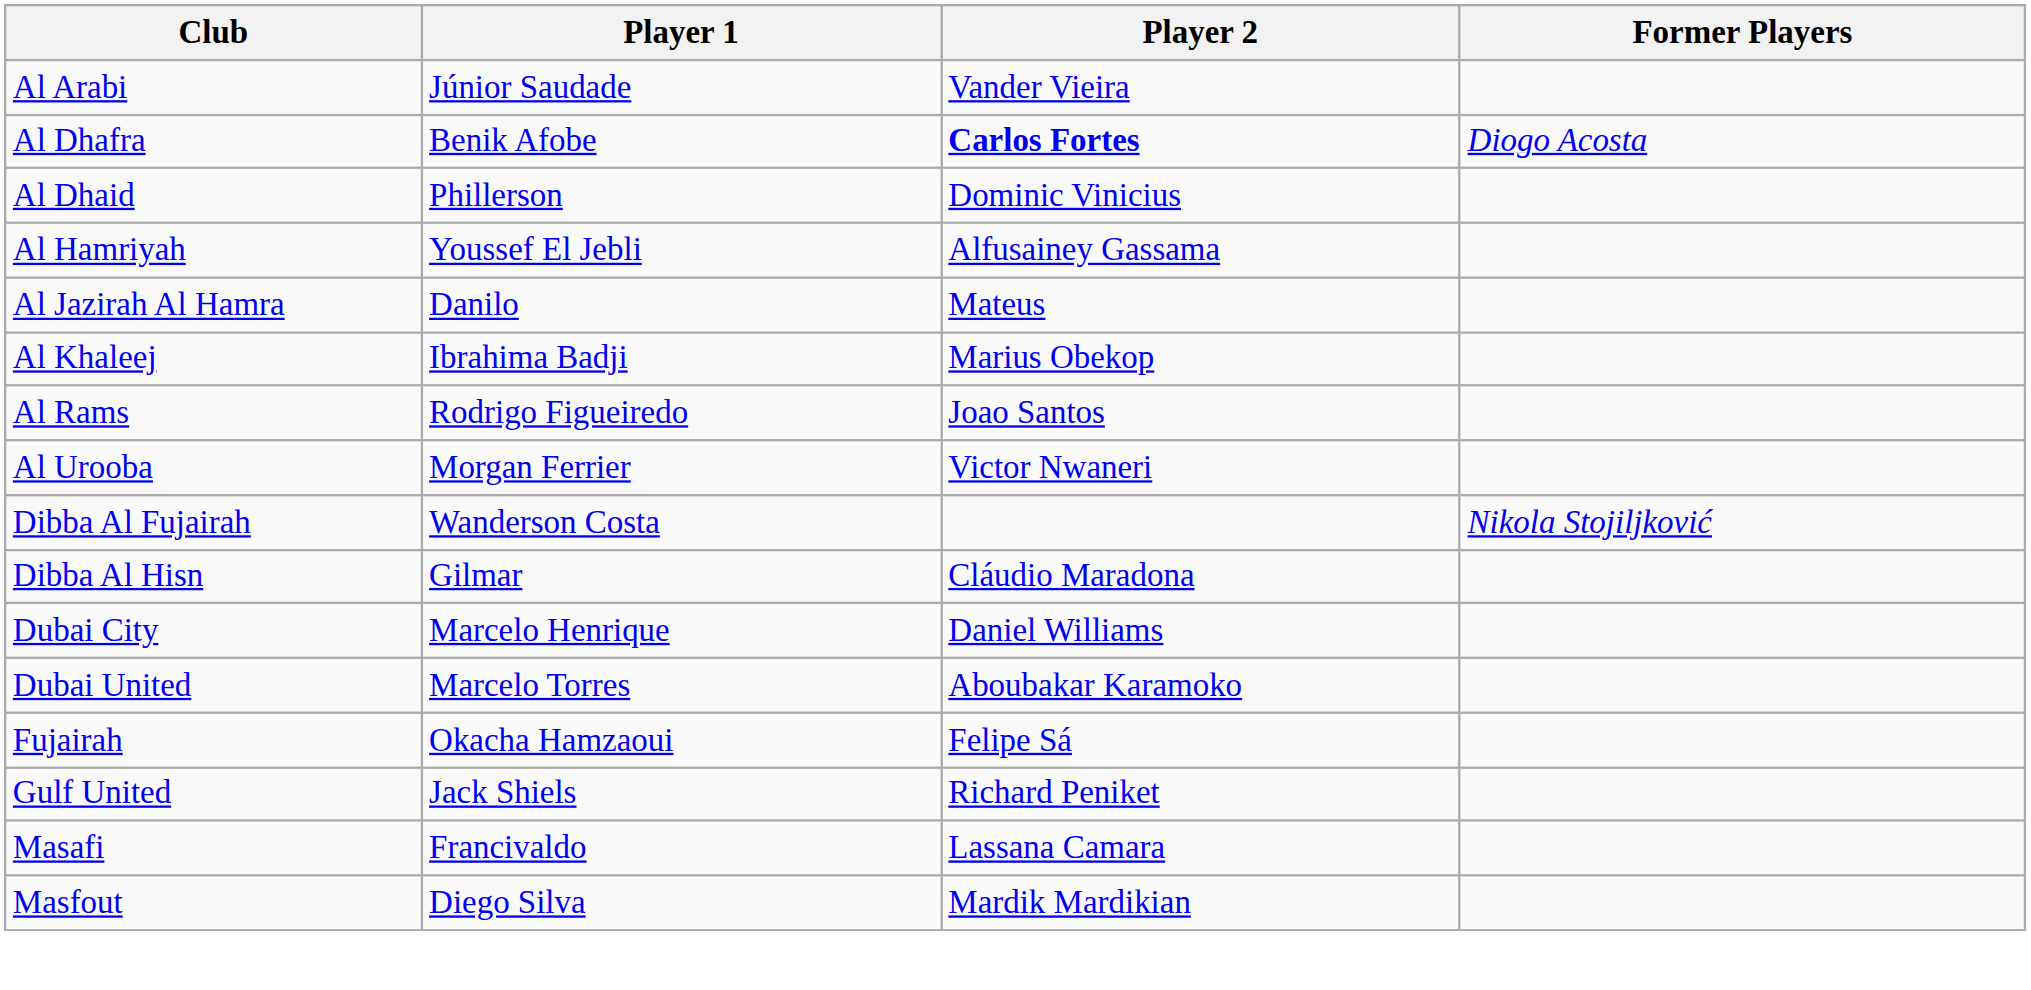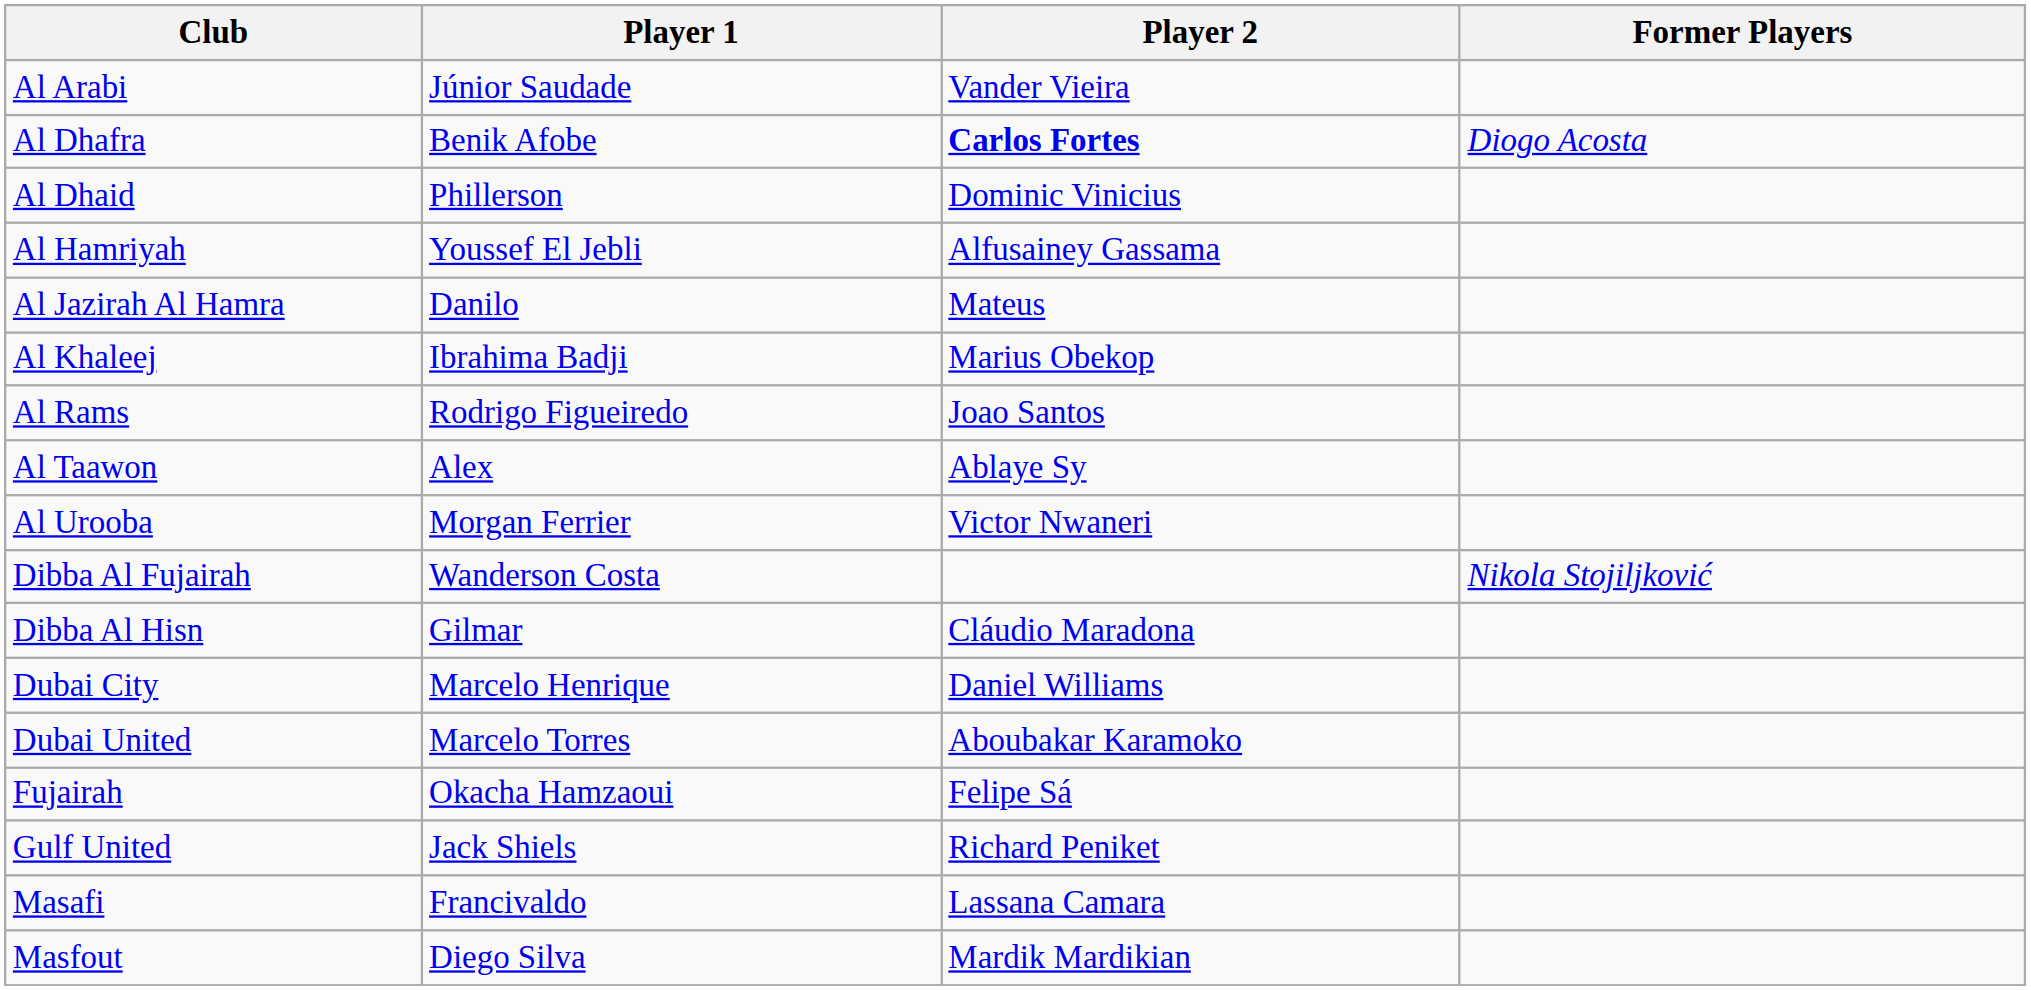+ row: (85, 467)
